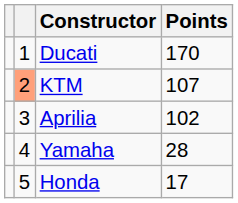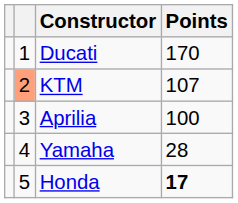(183, 118) 102 -> (183, 118) 100
(177, 182) normal -> (177, 182) bold
